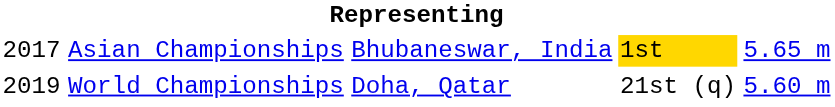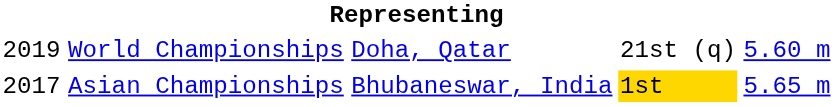rows swapped: (206, 51) <-> (206, 86)
